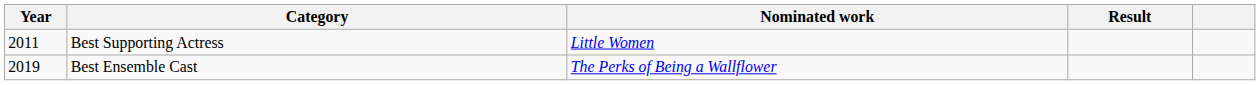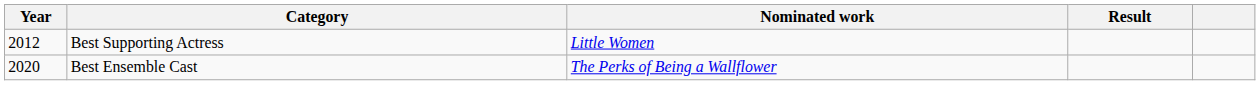(24, 42) 2011 -> (24, 42) 2012
(24, 67) 2019 -> (24, 67) 2020
